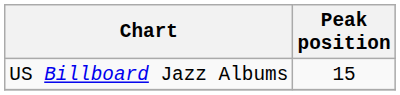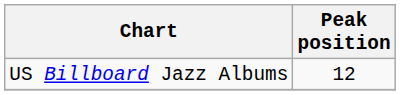(344, 74) 15 -> (344, 74) 12
